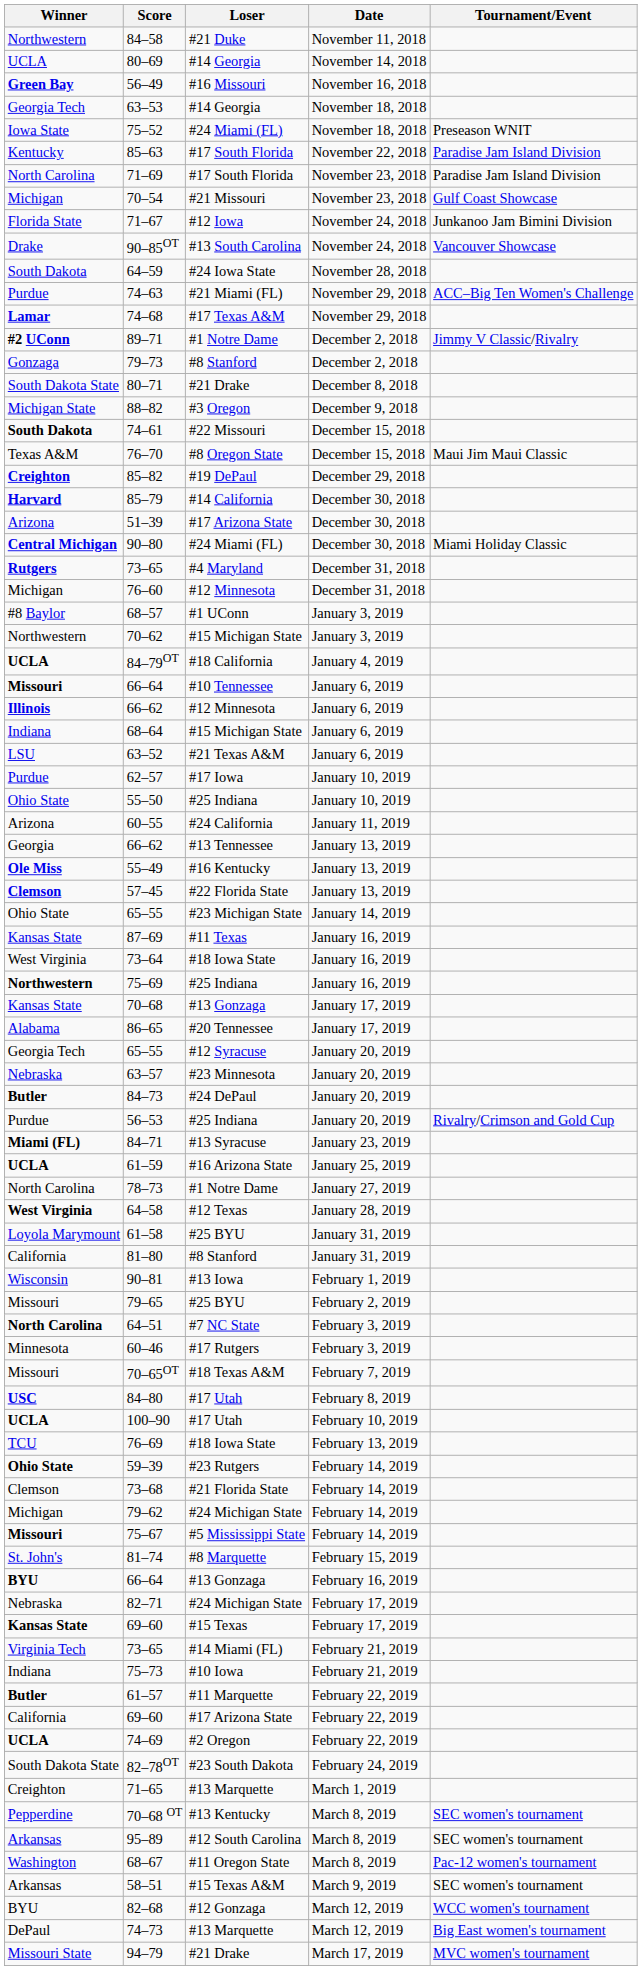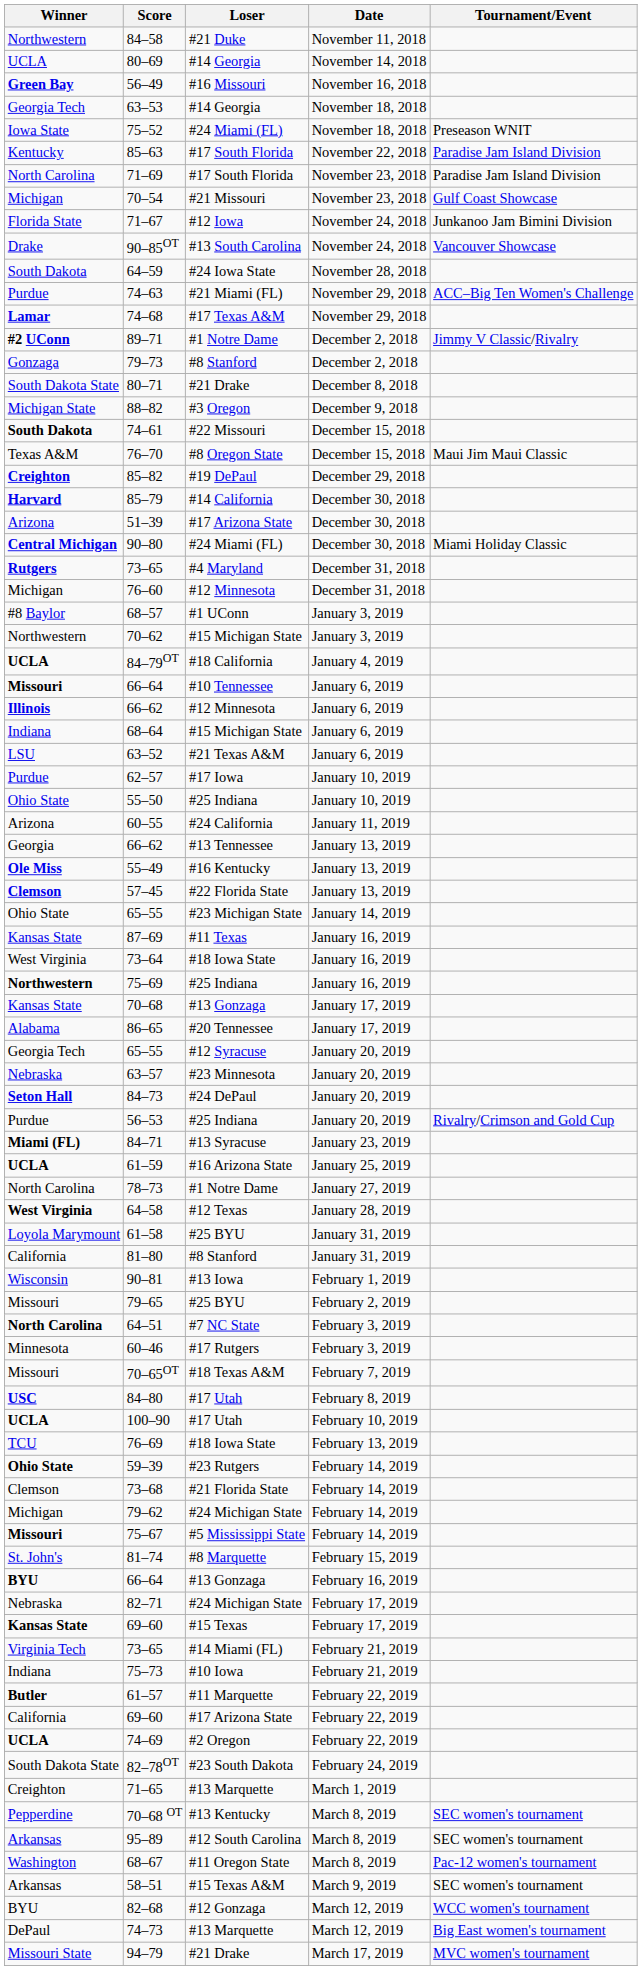(27, 1097) Butler -> (40, 1097) Seton Hall
